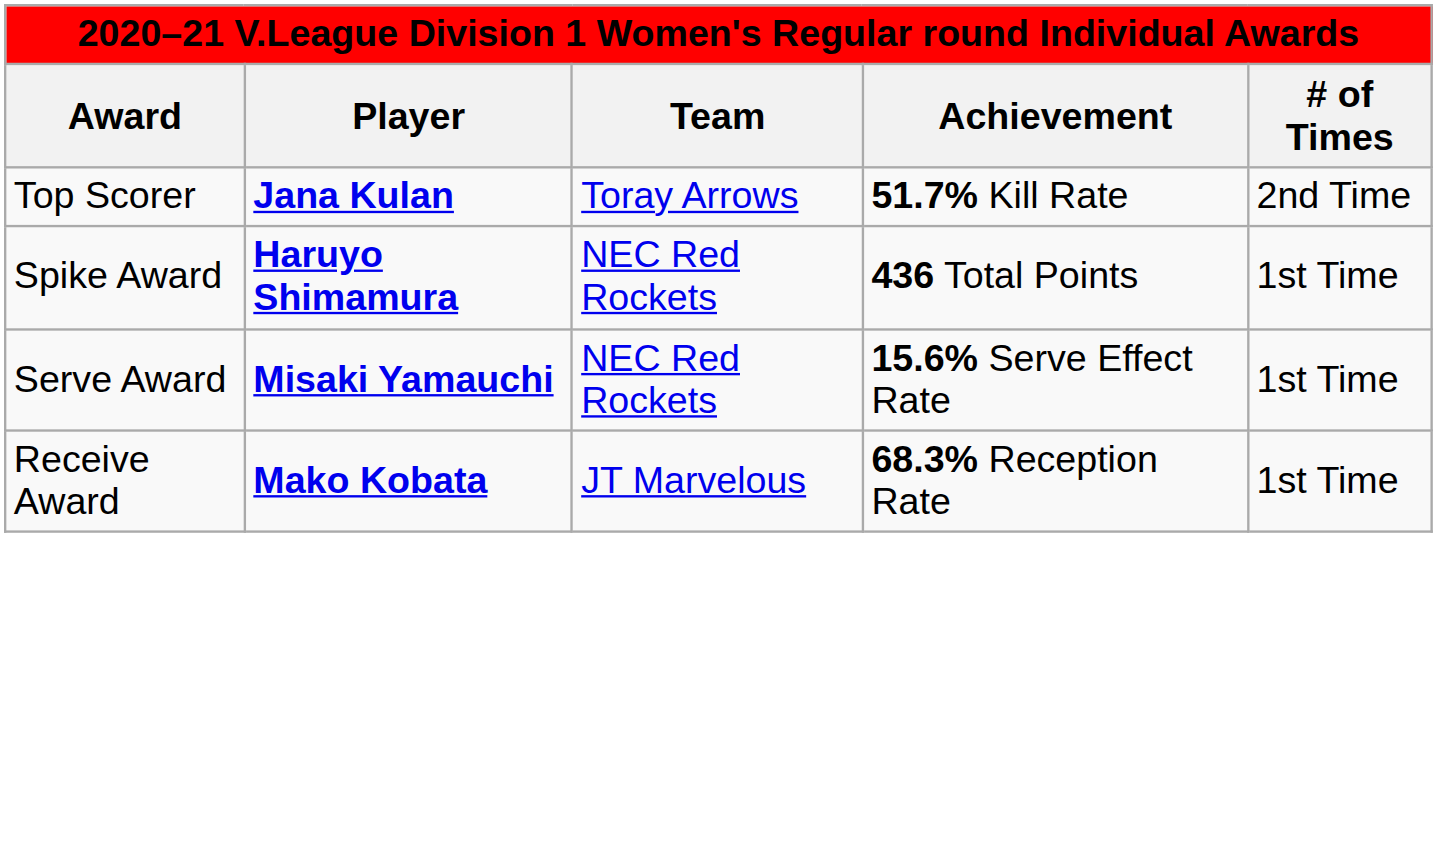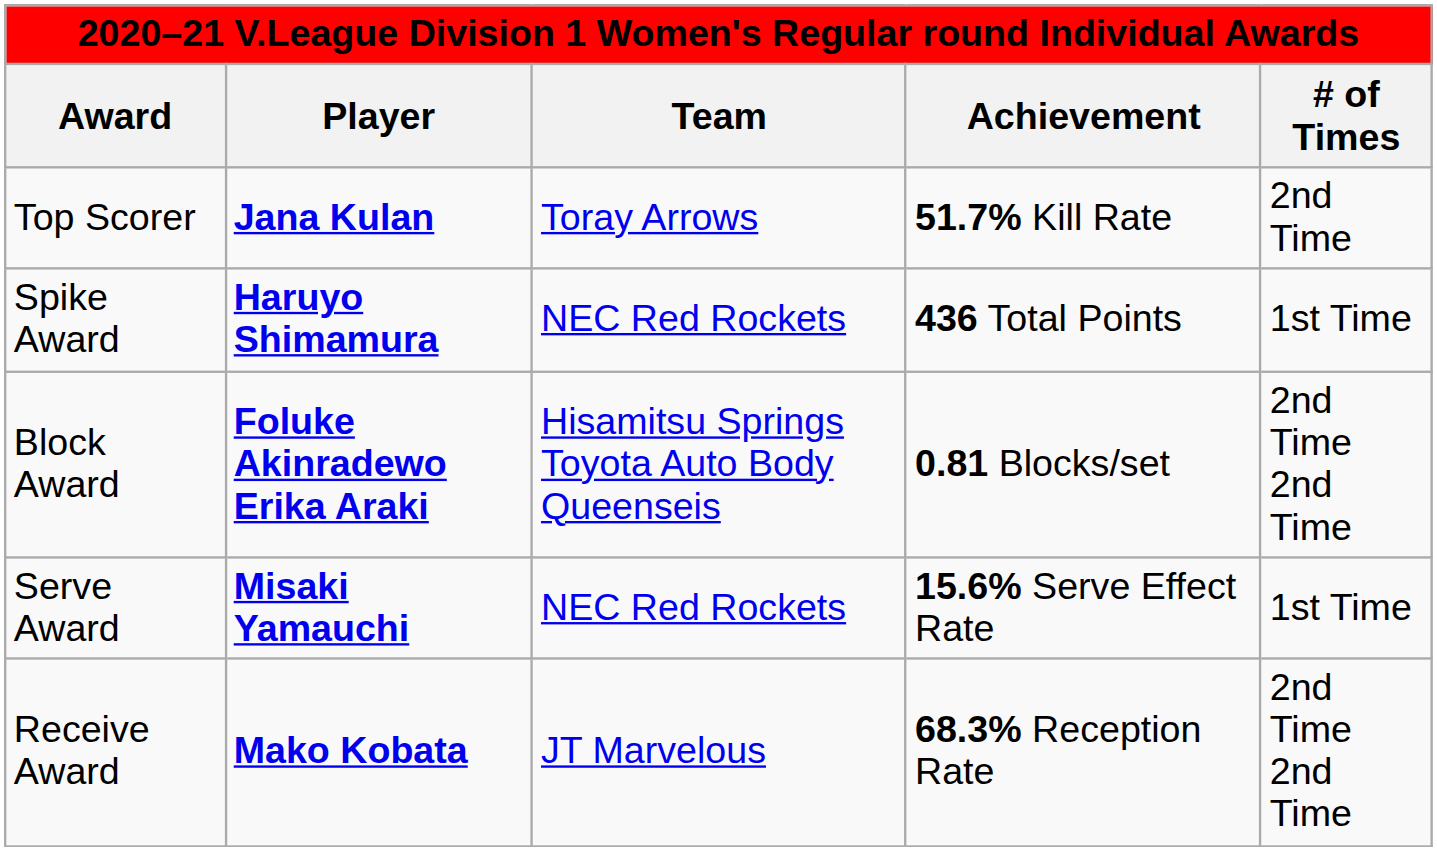+ row: (67, 463)
(1328, 480) 1st Time -> (1311, 751) 2nd Time 2nd Time
